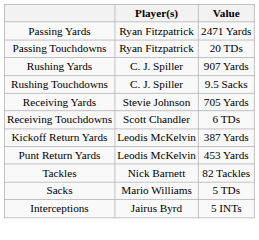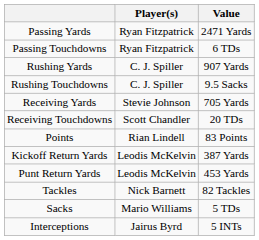(226, 48) 20 TDs -> (226, 48) 6 TDs
(226, 119) 6 TDs -> (226, 119) 20 TDs
+ row: (59, 137)
